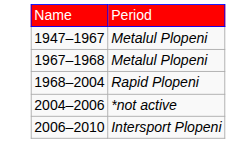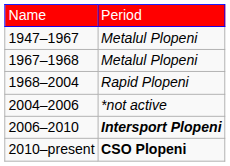(166, 127) normal -> (161, 127) bold
+ row: (52, 149)
